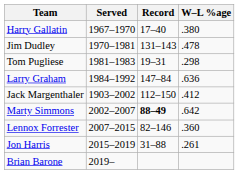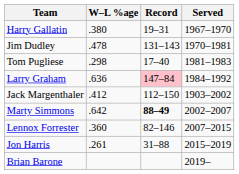columns swapped: (112, 12) <-> (206, 12)
(153, 29) 17–40 -> (156, 29) 19–31
(153, 62) 19–31 -> (156, 62) 17–40
(156, 78) no background -> (159, 78) pink background
